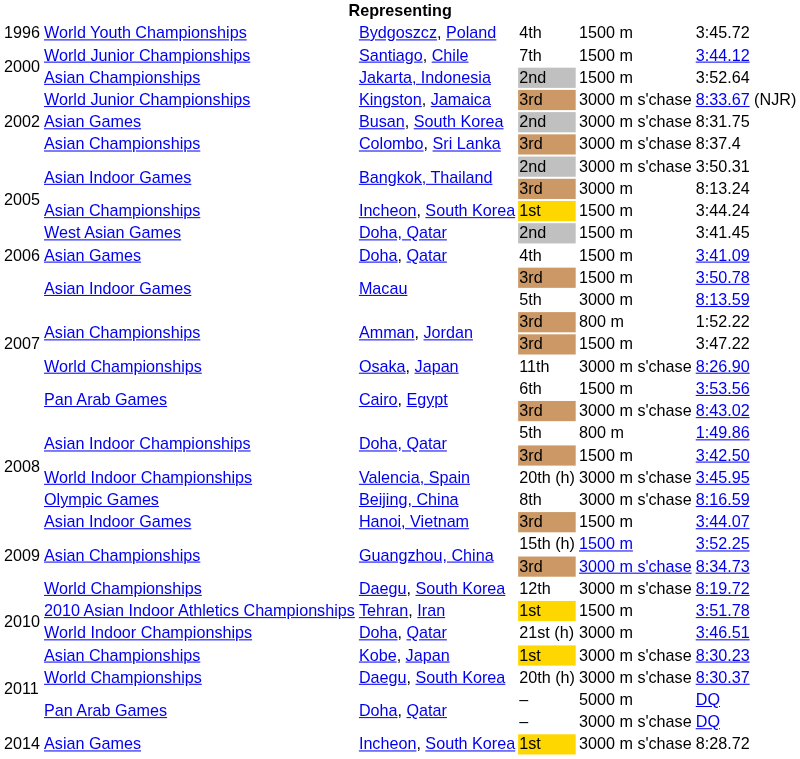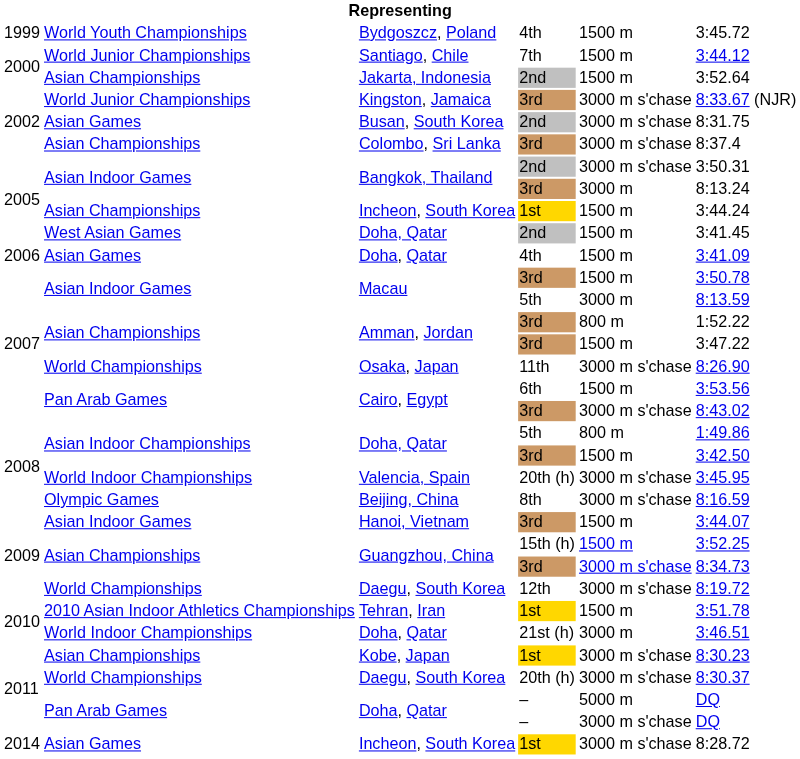(22, 33) 1996 -> (22, 33) 1999
